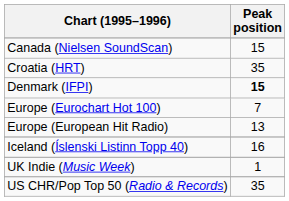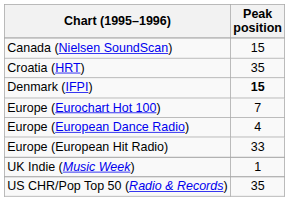+ row: (98, 127)
(258, 127) 13 -> (258, 147) 33
- row: (98, 147)
